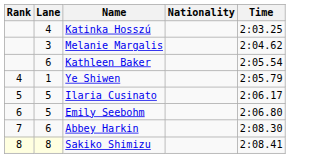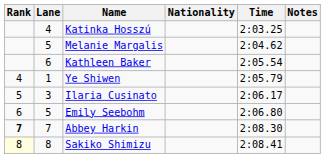+ column: (303, 13)
(48, 46) 3 -> (48, 46) 5
(48, 95) 5 -> (48, 95) 3
(19, 128) normal -> (19, 128) bold
(48, 128) 6 -> (48, 128) 7
(48, 145) lightyellow background -> (48, 145) no background
